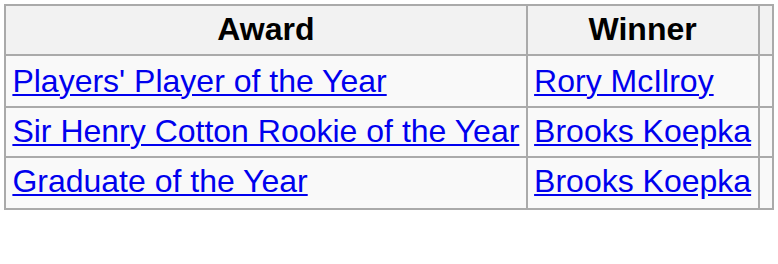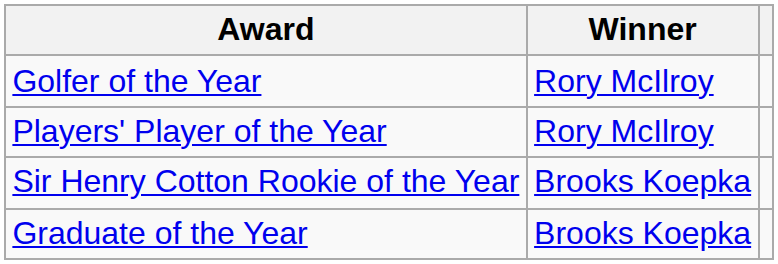+ row: (137, 80)
